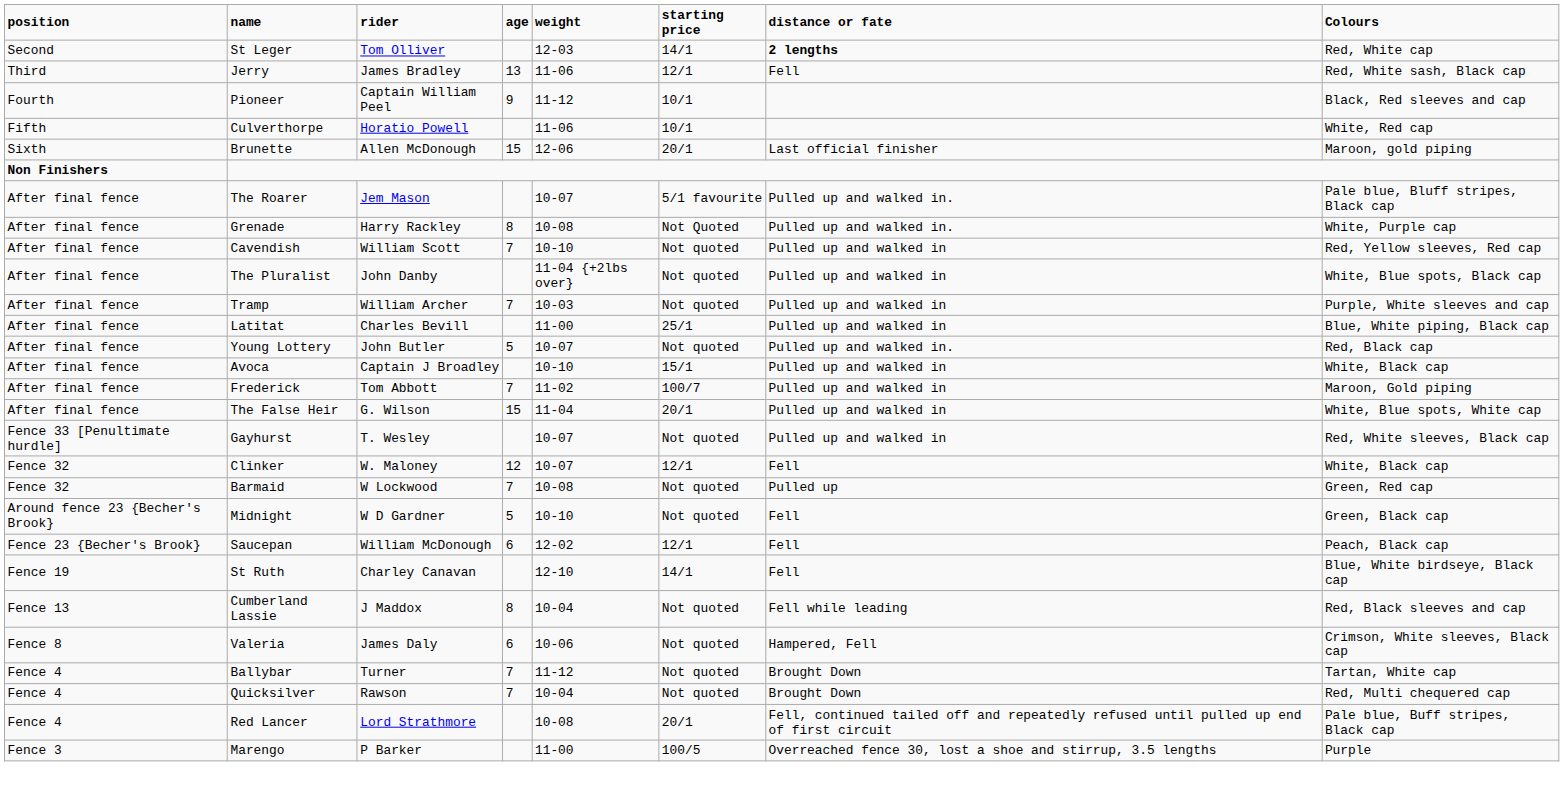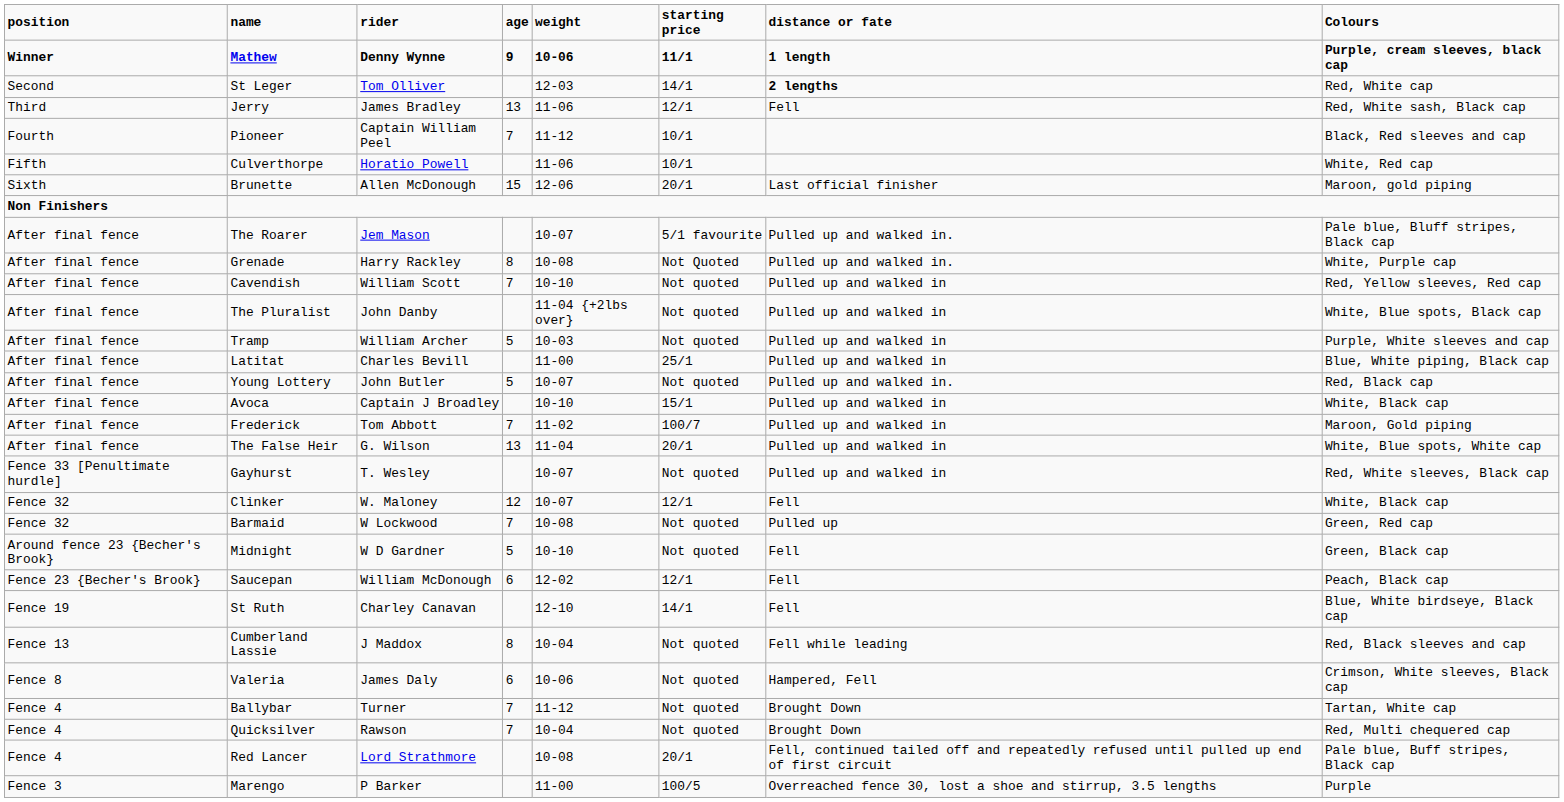+ row: (254, 58)
(510, 100) 9 -> (510, 136) 7
(510, 305) 7 -> (510, 341) 5
(513, 410) 15 -> (513, 446) 13
